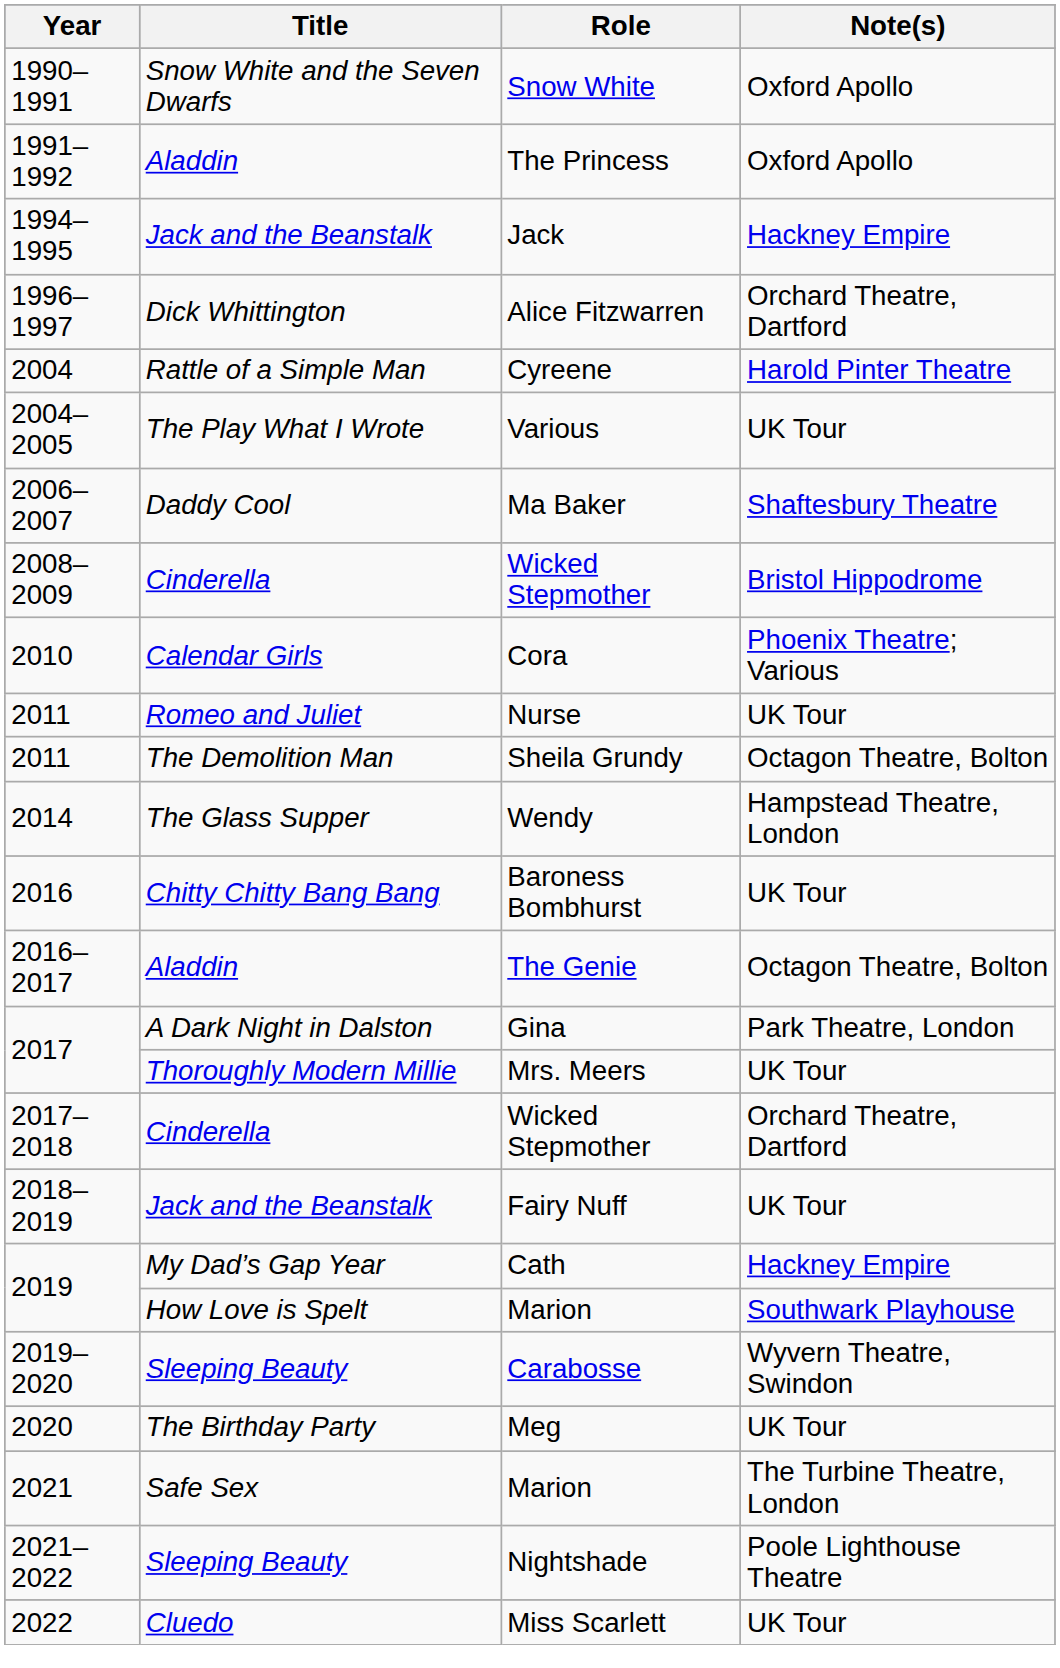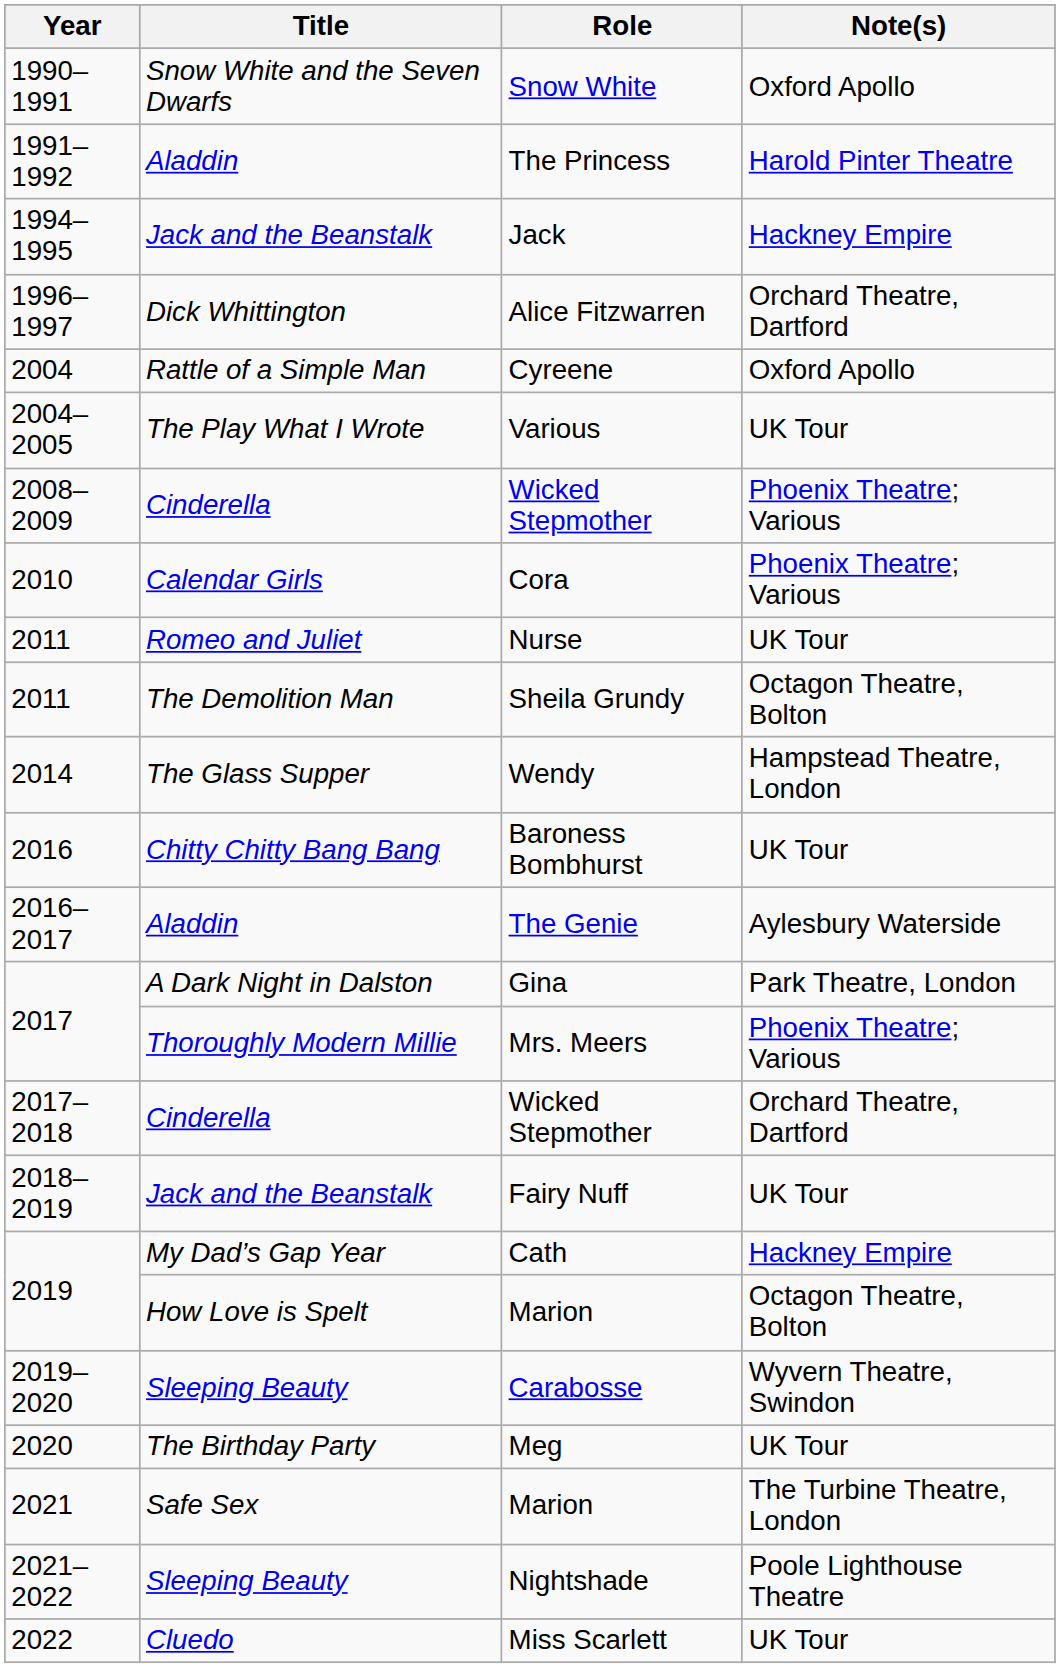(830, 160) Oxford Apollo -> (881, 160) Harold Pinter Theatre
(879, 370) Harold Pinter Theatre -> (832, 370) Oxford Apollo
- row: (50, 505)
(865, 580) Bristol Hippodrome -> (854, 505) Phoenix Theatre; Various
(898, 968) Octagon Theatre, Bolton -> (875, 924) Aylesbury Waterside
(797, 1071) UK Tour -> (854, 1043) Phoenix Theatre; Various
(881, 1309) Southwark Playhouse -> (856, 1312) Octagon Theatre, Bolton
